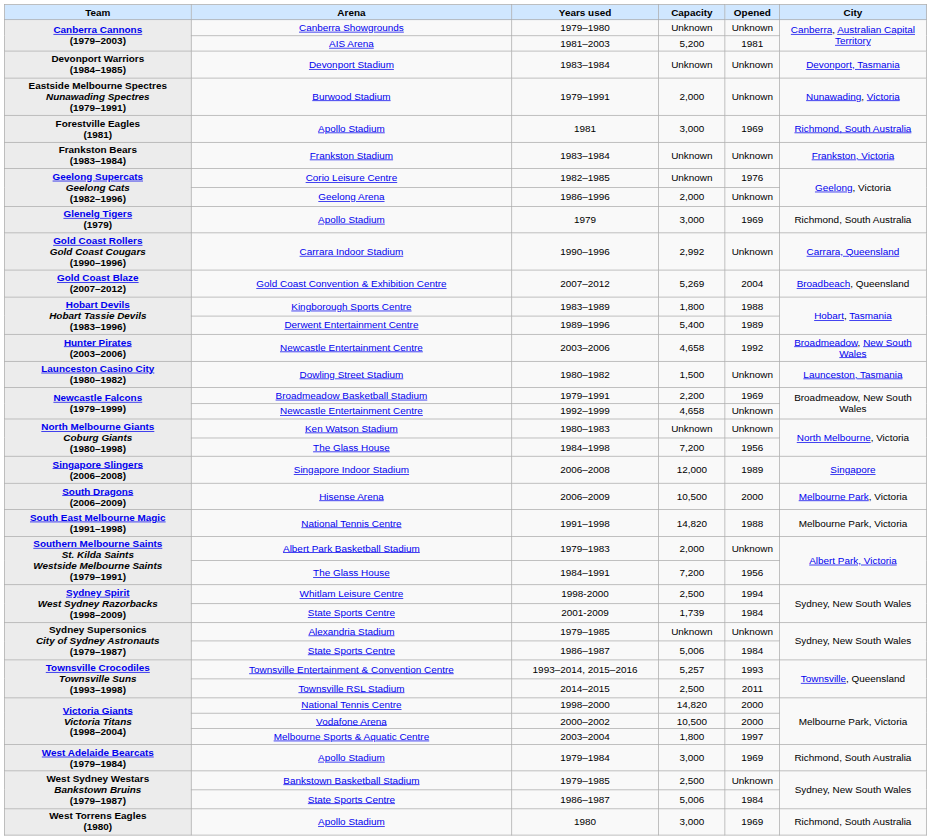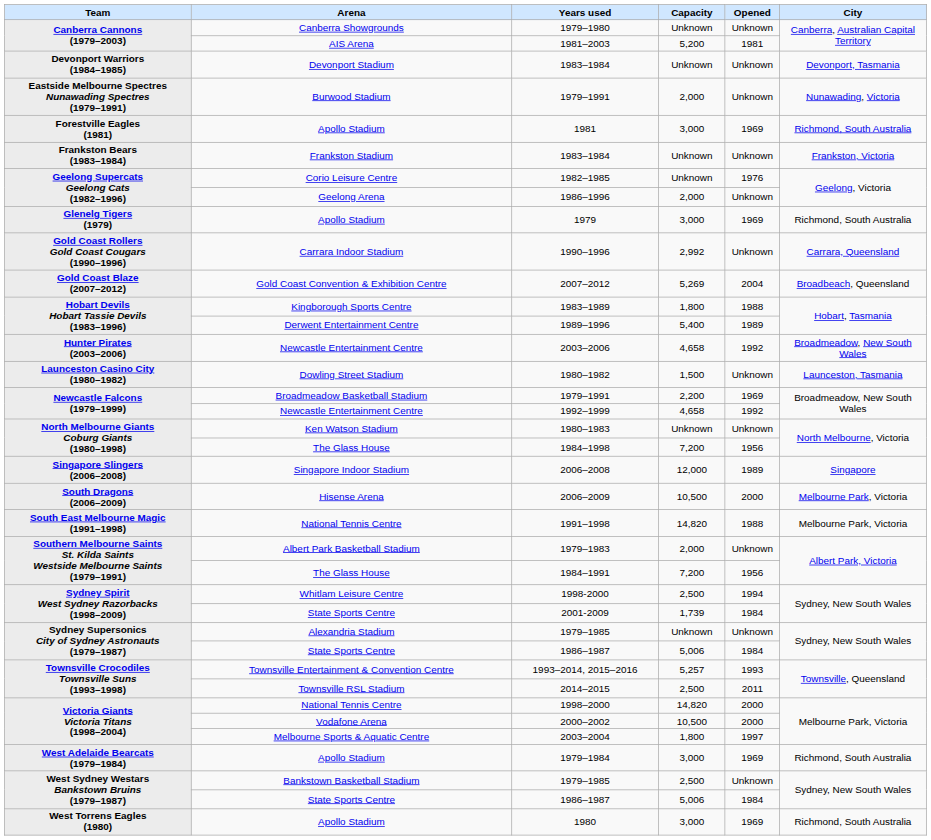(752, 411) Unknown -> (752, 411) 1992
